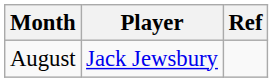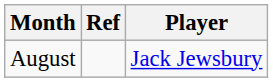columns swapped: (152, 22) <-> (245, 22)
